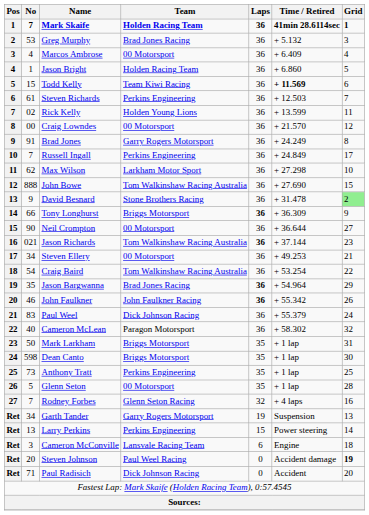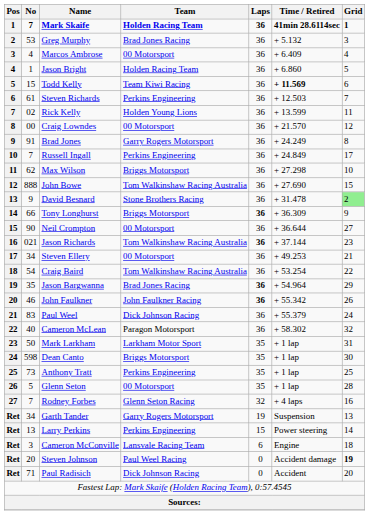(162, 170) Larkham Motor Sport -> (156, 170) Briggs Motorsport
(156, 343) Briggs Motorsport -> (162, 343) Larkham Motor Sport
